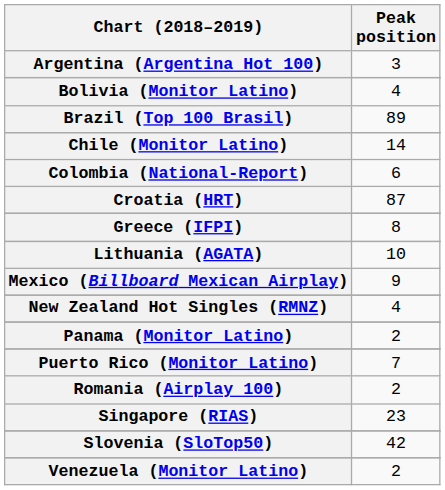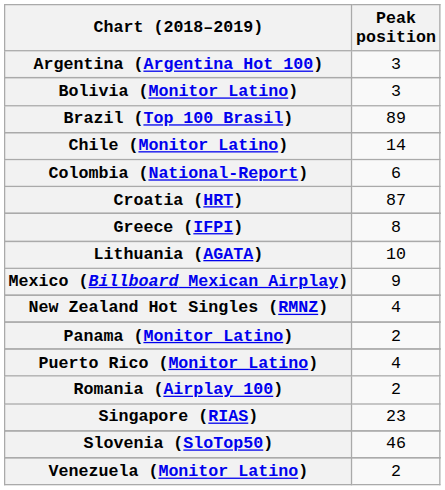(396, 92) 4 -> (396, 92) 3
(396, 363) 7 -> (396, 363) 4
(396, 444) 42 -> (396, 444) 46
